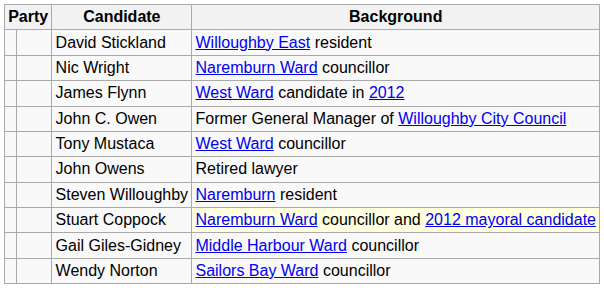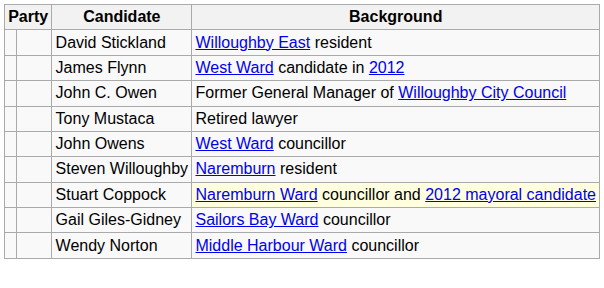- row: (92, 67)
(271, 144) West Ward councillor -> (247, 118) Retired lawyer
(247, 169) Retired lawyer -> (271, 144) West Ward councillor
(307, 245) Middle Harbour Ward councillor -> (293, 220) Sailors Bay Ward councillor
(293, 270) Sailors Bay Ward councillor -> (307, 245) Middle Harbour Ward councillor
